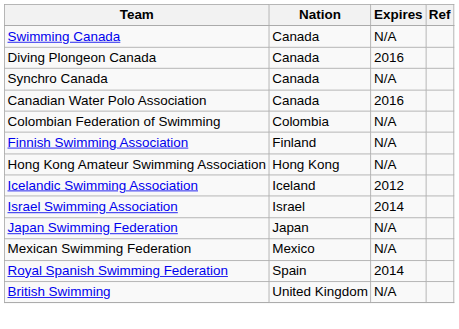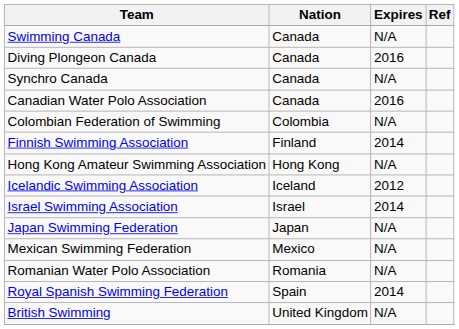(385, 143) N/A -> (389, 143) 2014
+ row: (109, 270)
